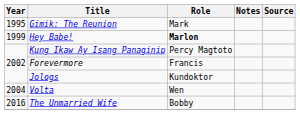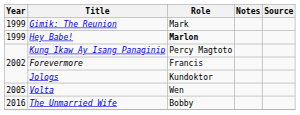(16, 24) 1995 -> (16, 24) 1999
(16, 90) 2004 -> (16, 90) 2005
